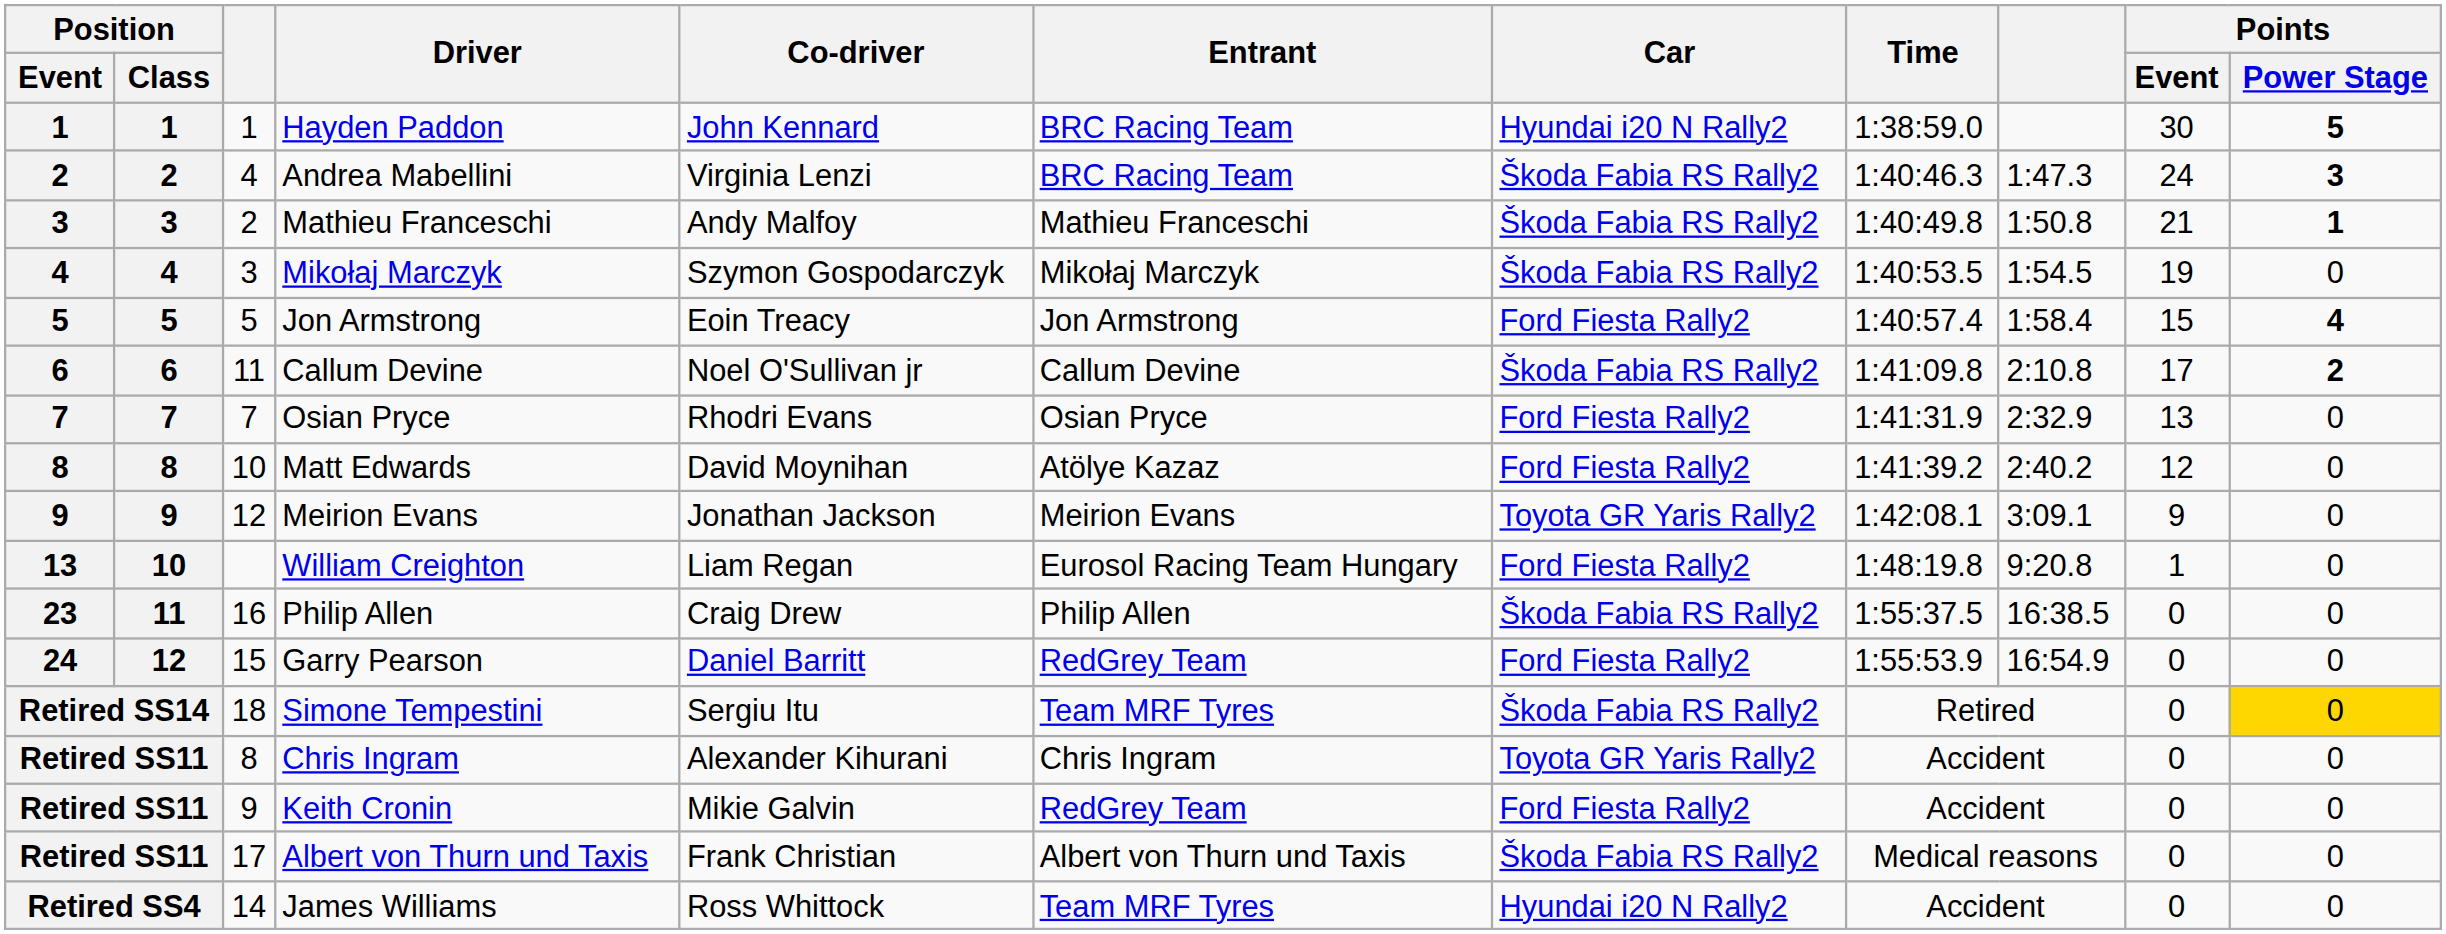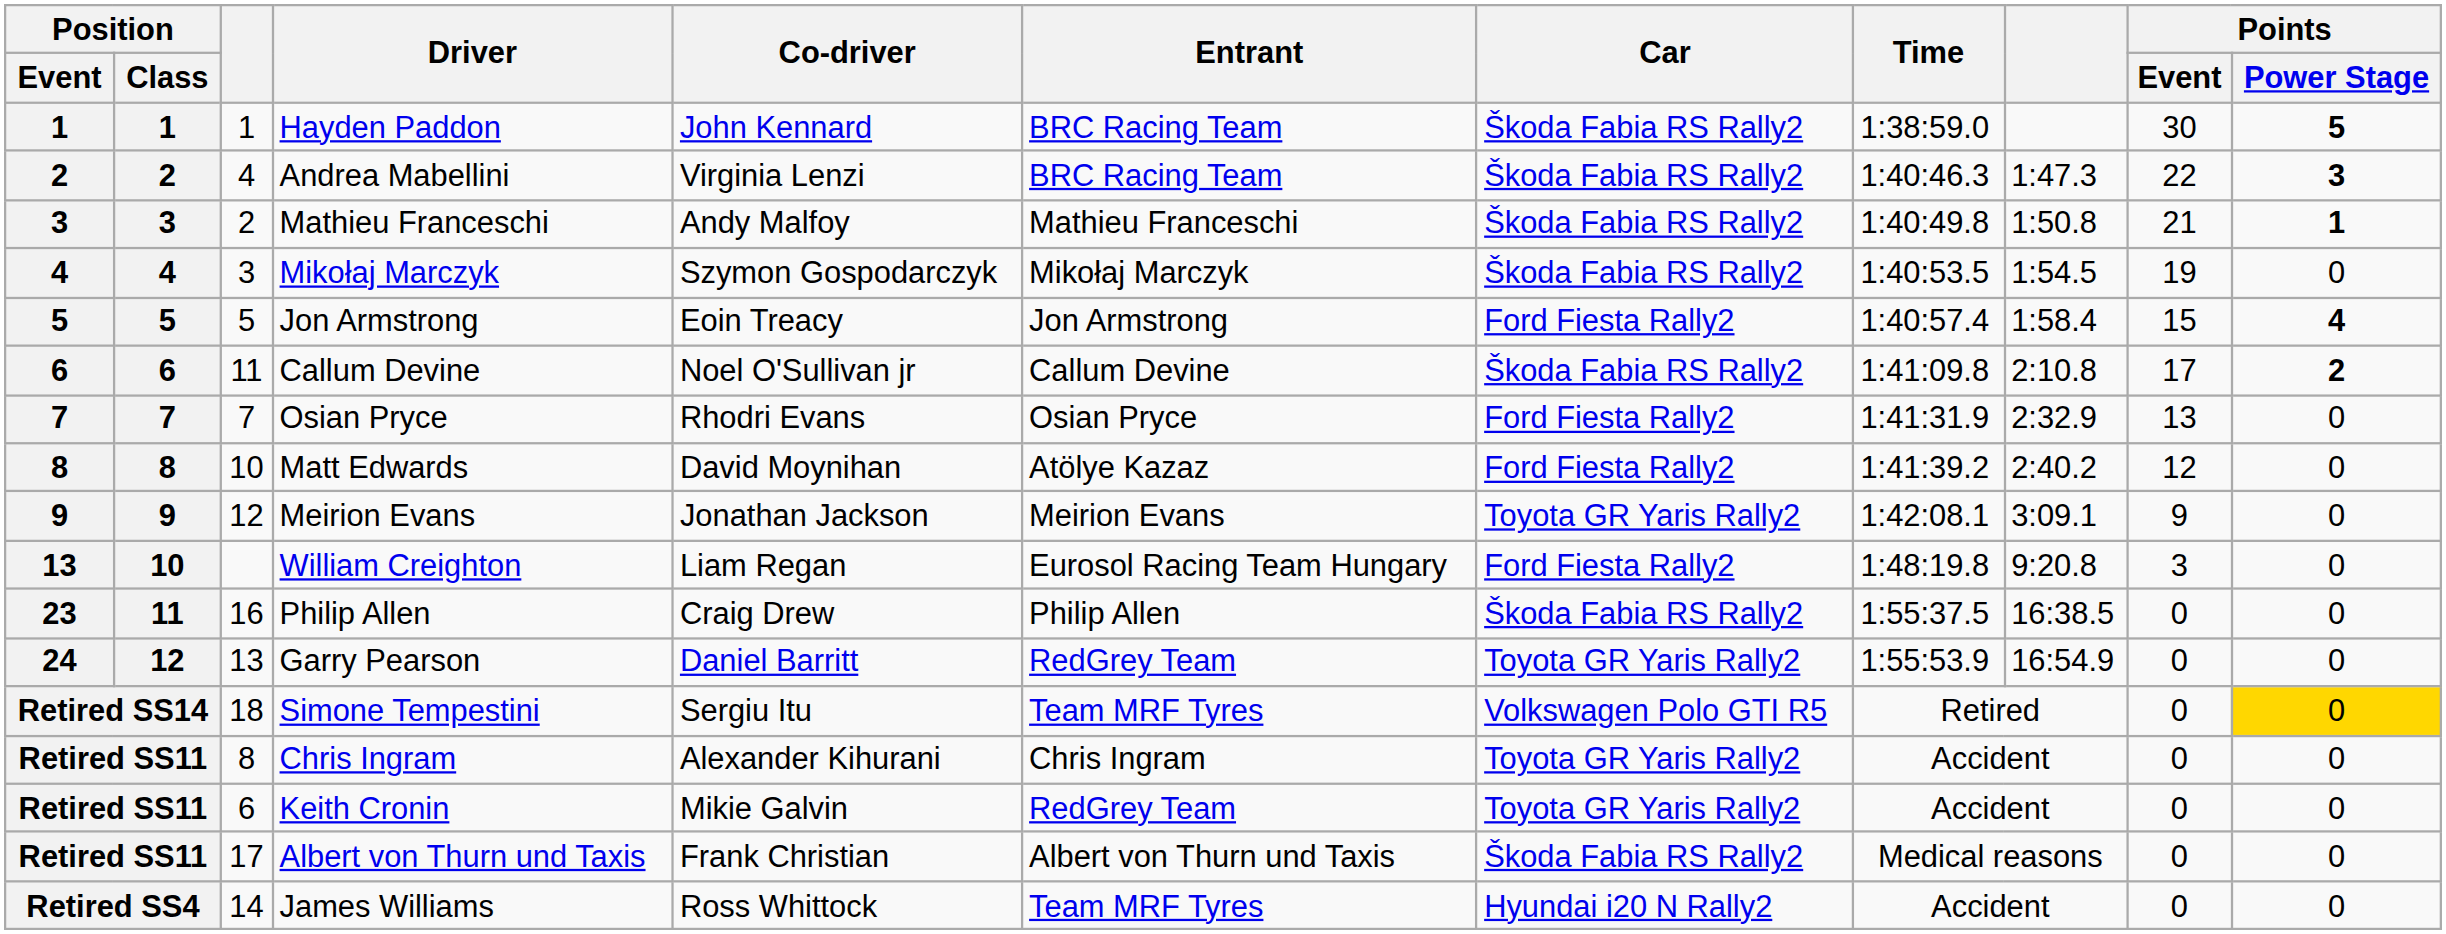(1644, 126) Hyundai i20 N Rally2 -> (1644, 126) Škoda Fabia RS Rally2
(2177, 175) 24 -> (2179, 175) 22
(2177, 564) 1 -> (2179, 564) 3
(249, 662) 15 -> (246, 662) 13
(1625, 662) Ford Fiesta Rally2 -> (1642, 662) Toyota GR Yaris Rally2
(1659, 710) Škoda Fabia RS Rally2 -> (1656, 710) Volkswagen Polo GTI R5
(249, 808) 9 -> (246, 808) 6
(1625, 808) Ford Fiesta Rally2 -> (1642, 808) Toyota GR Yaris Rally2
